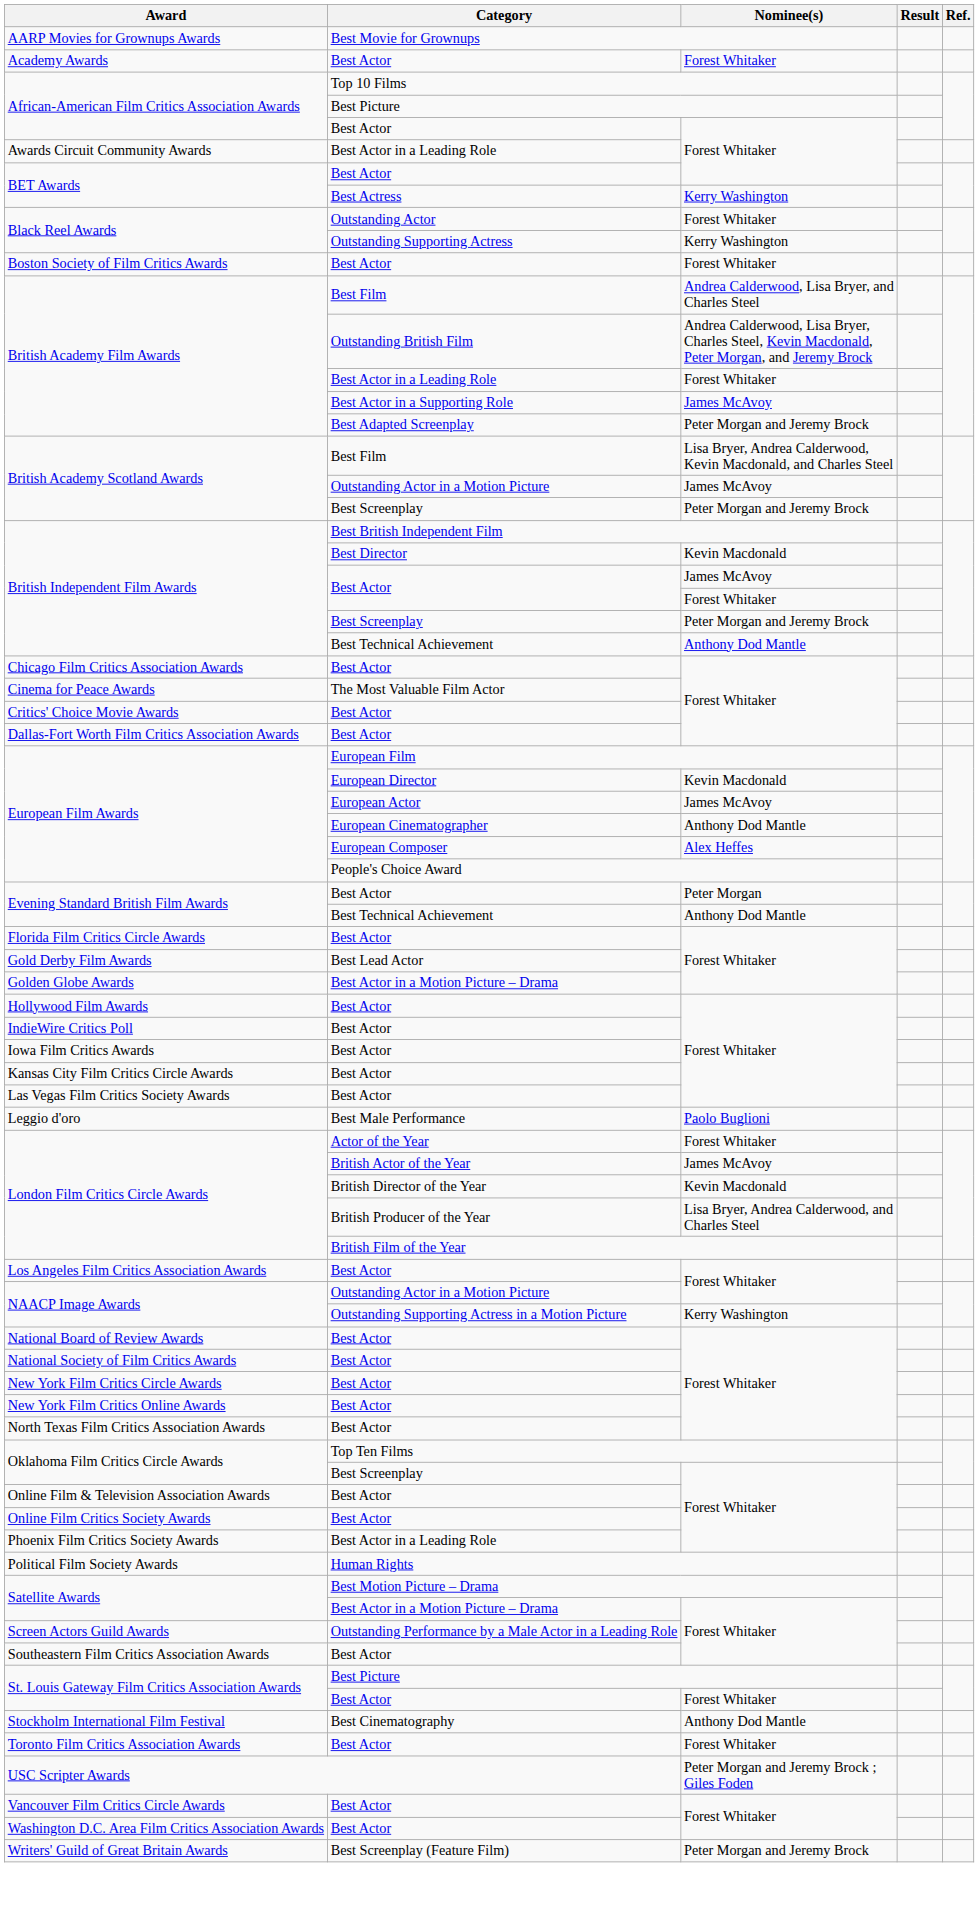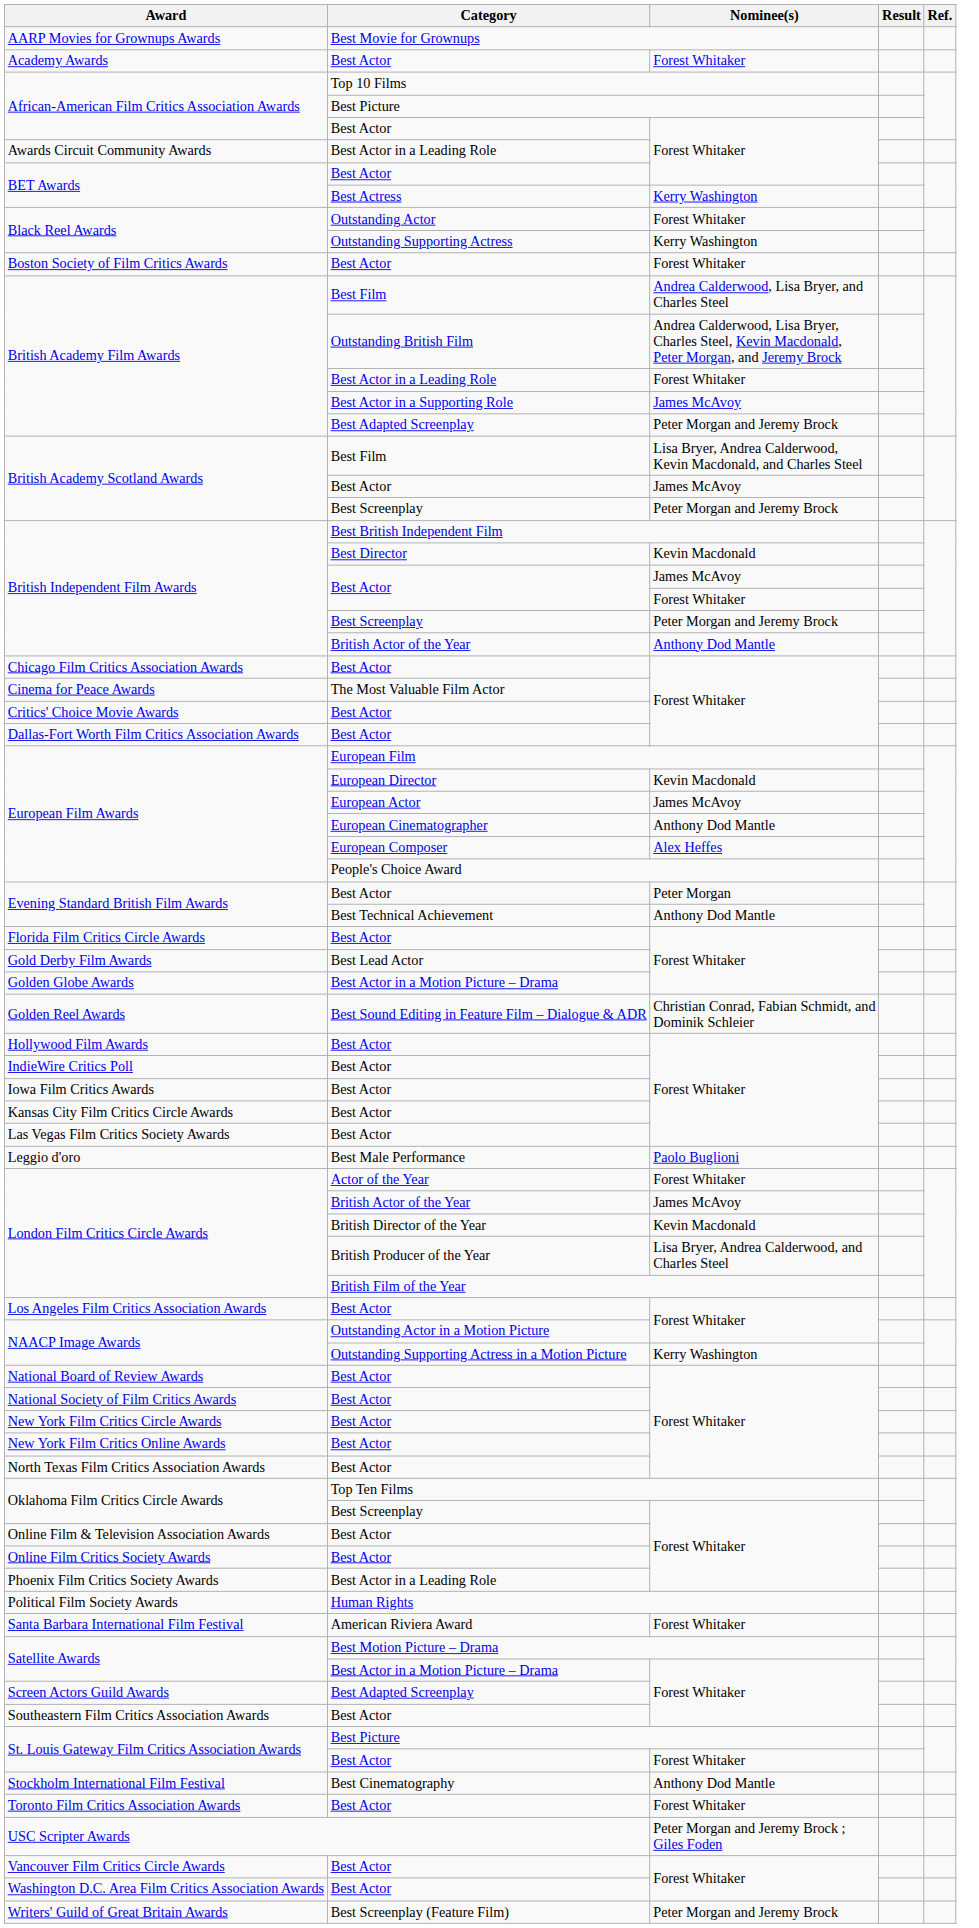(440, 486) Outstanding Actor in a Motion Picture -> (361, 486) Best Actor
(412, 644) Best Technical Achievement -> (400, 644) British Actor of the Year
+ row: (66, 1013)
+ row: (126, 1625)
(504, 1631) Outstanding Performance by a Male Actor in a Leading Role -> (402, 1692) Best Adapted Screenplay
